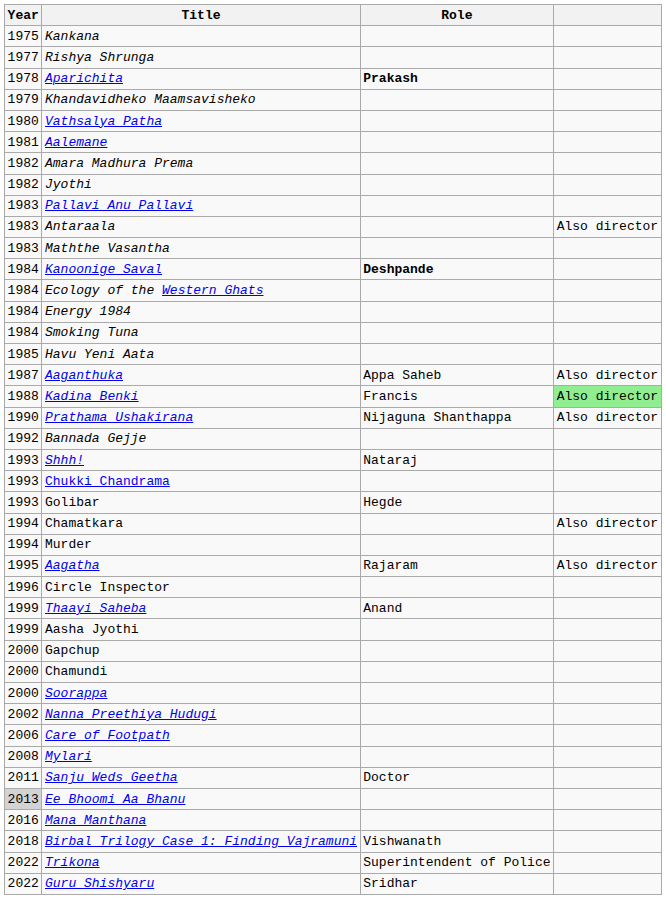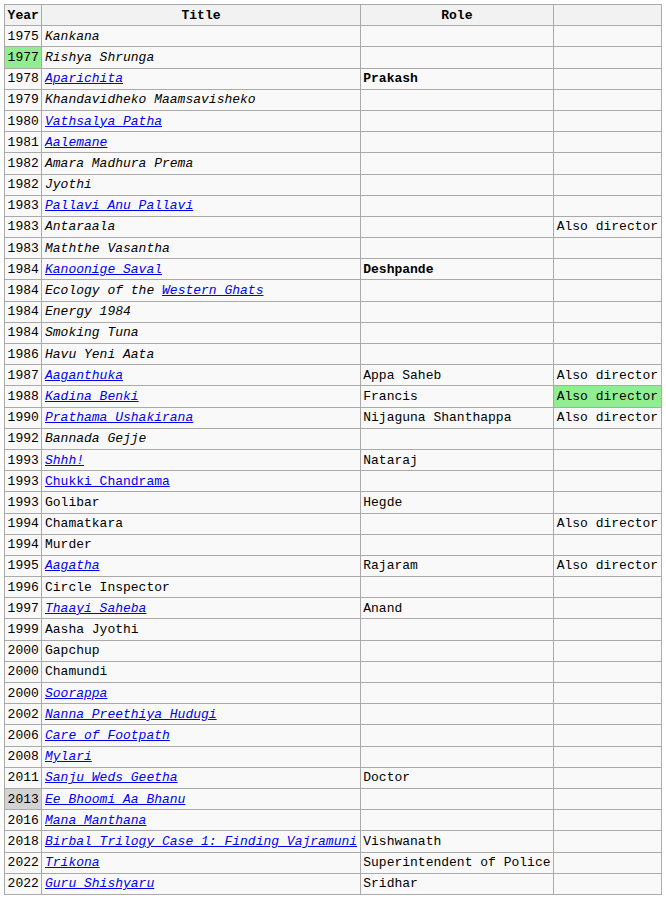(23, 57) no background -> (23, 57) lightgreen background
(23, 354) 1985 -> (23, 354) 1986
(23, 608) 1999 -> (23, 608) 1997
